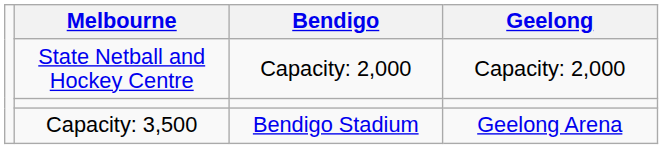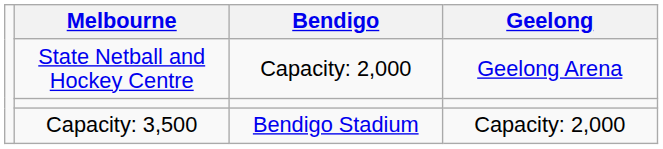(550, 68) Capacity: 2,000 -> (550, 68) Geelong Arena
(550, 125) Geelong Arena -> (550, 125) Capacity: 2,000
